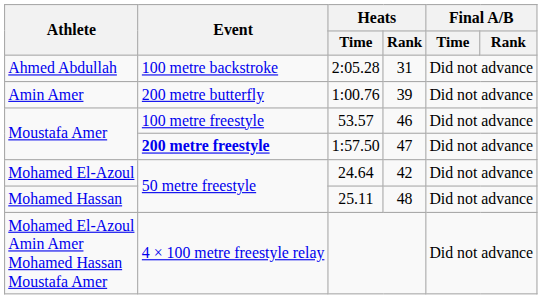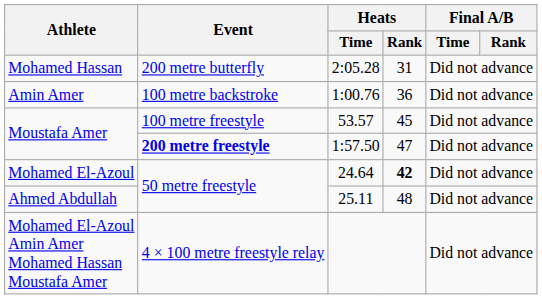(63, 68) Ahmed Abdullah -> (65, 68) Mohamed Hassan
(210, 68) 100 metre backstroke -> (203, 68) 200 metre butterfly
(203, 94) 200 metre butterfly -> (210, 94) 100 metre backstroke
(405, 94) 39 -> (405, 94) 36
(405, 121) 46 -> (405, 121) 45
(405, 173) normal -> (405, 173) bold
(65, 199) Mohamed Hassan -> (63, 199) Ahmed Abdullah
